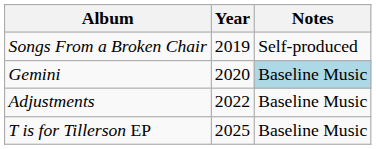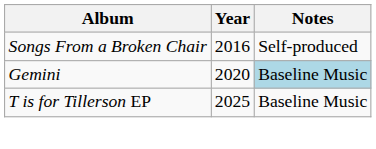(232, 46) 2019 -> (232, 46) 2016
- row: (52, 102)
